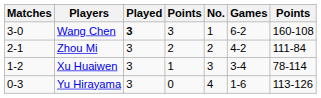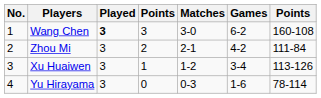columns swapped: (216, 13) <-> (29, 13)
(290, 66) 78-114 -> (293, 66) 113-126
(293, 84) 113-126 -> (290, 84) 78-114
